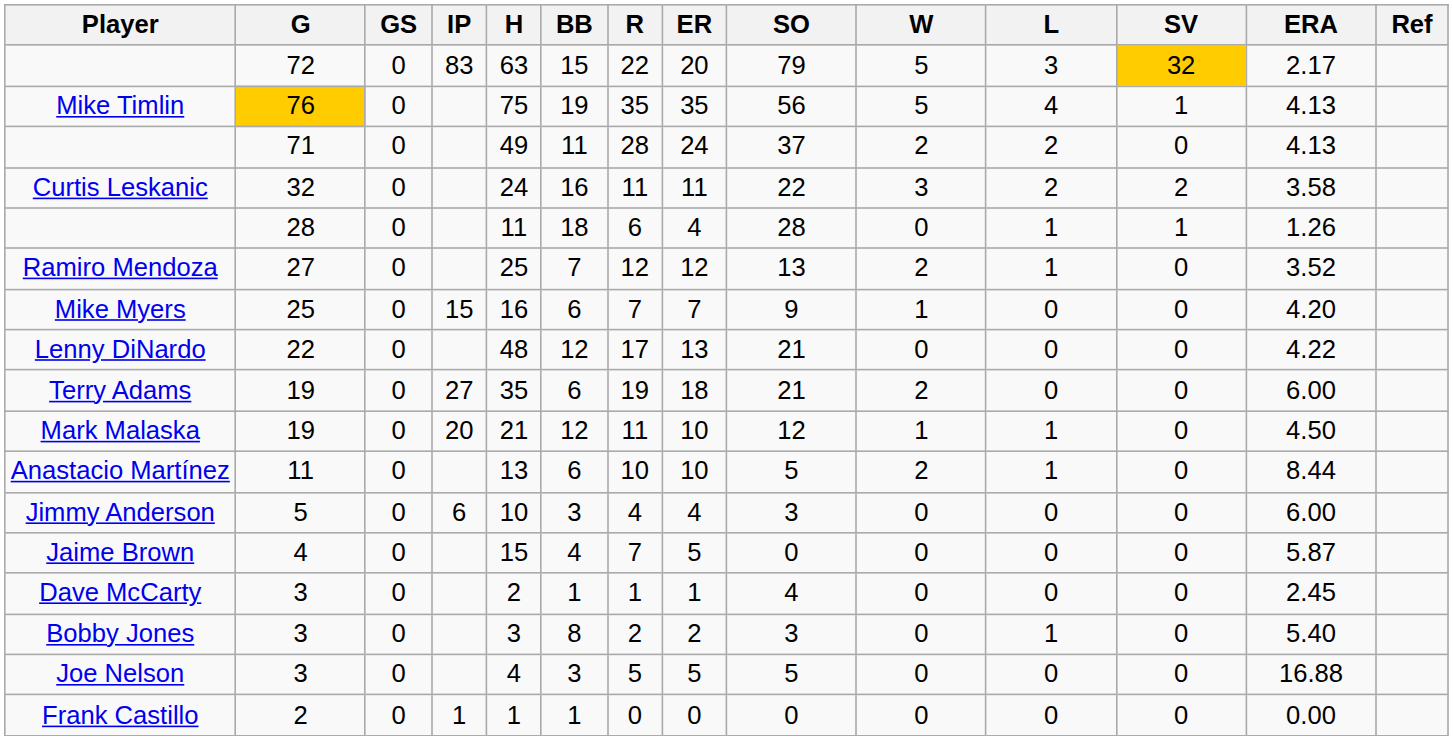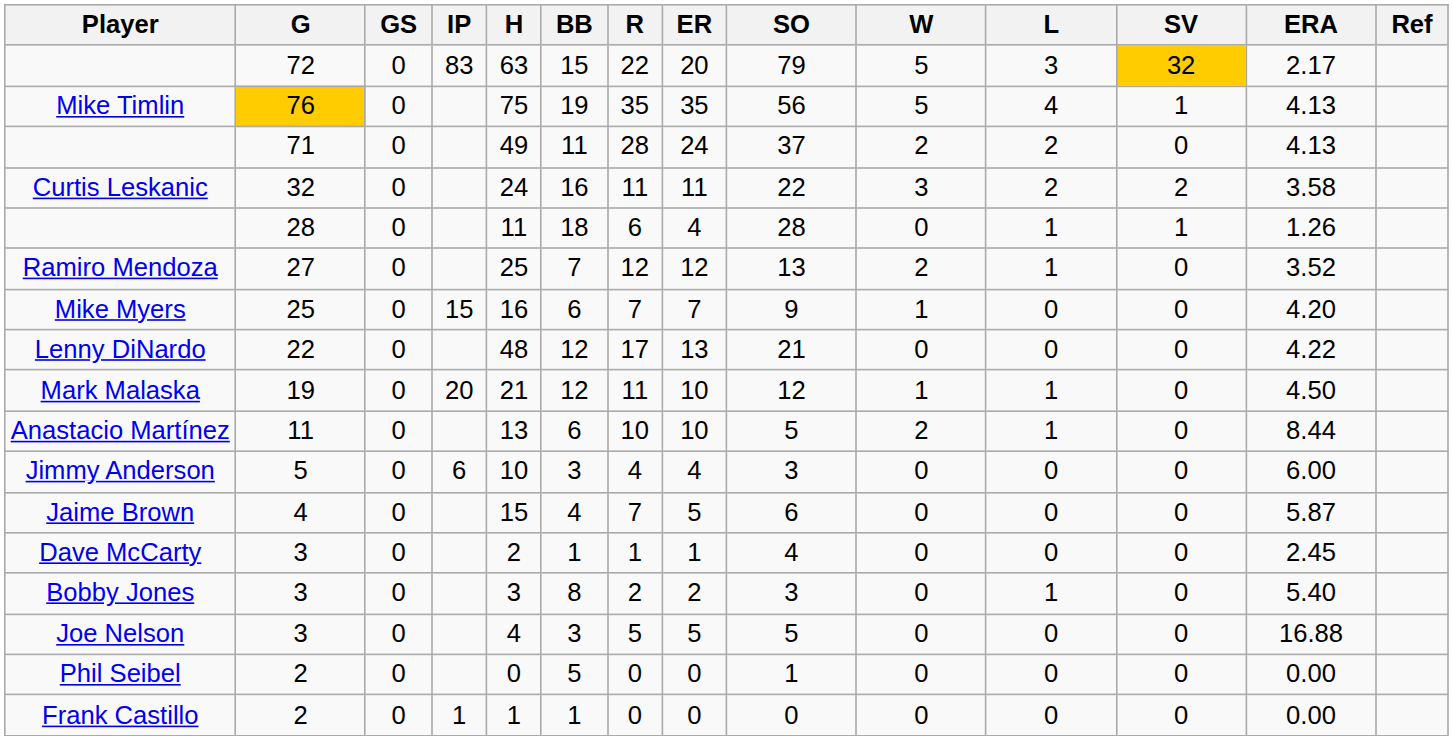- row: (120, 390)
(791, 552) 0 -> (791, 512) 6
+ row: (120, 674)
